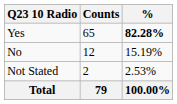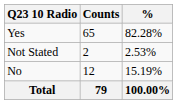(144, 33) bold -> (143, 33) normal
rows swapped: (14, 52) <-> (33, 71)
